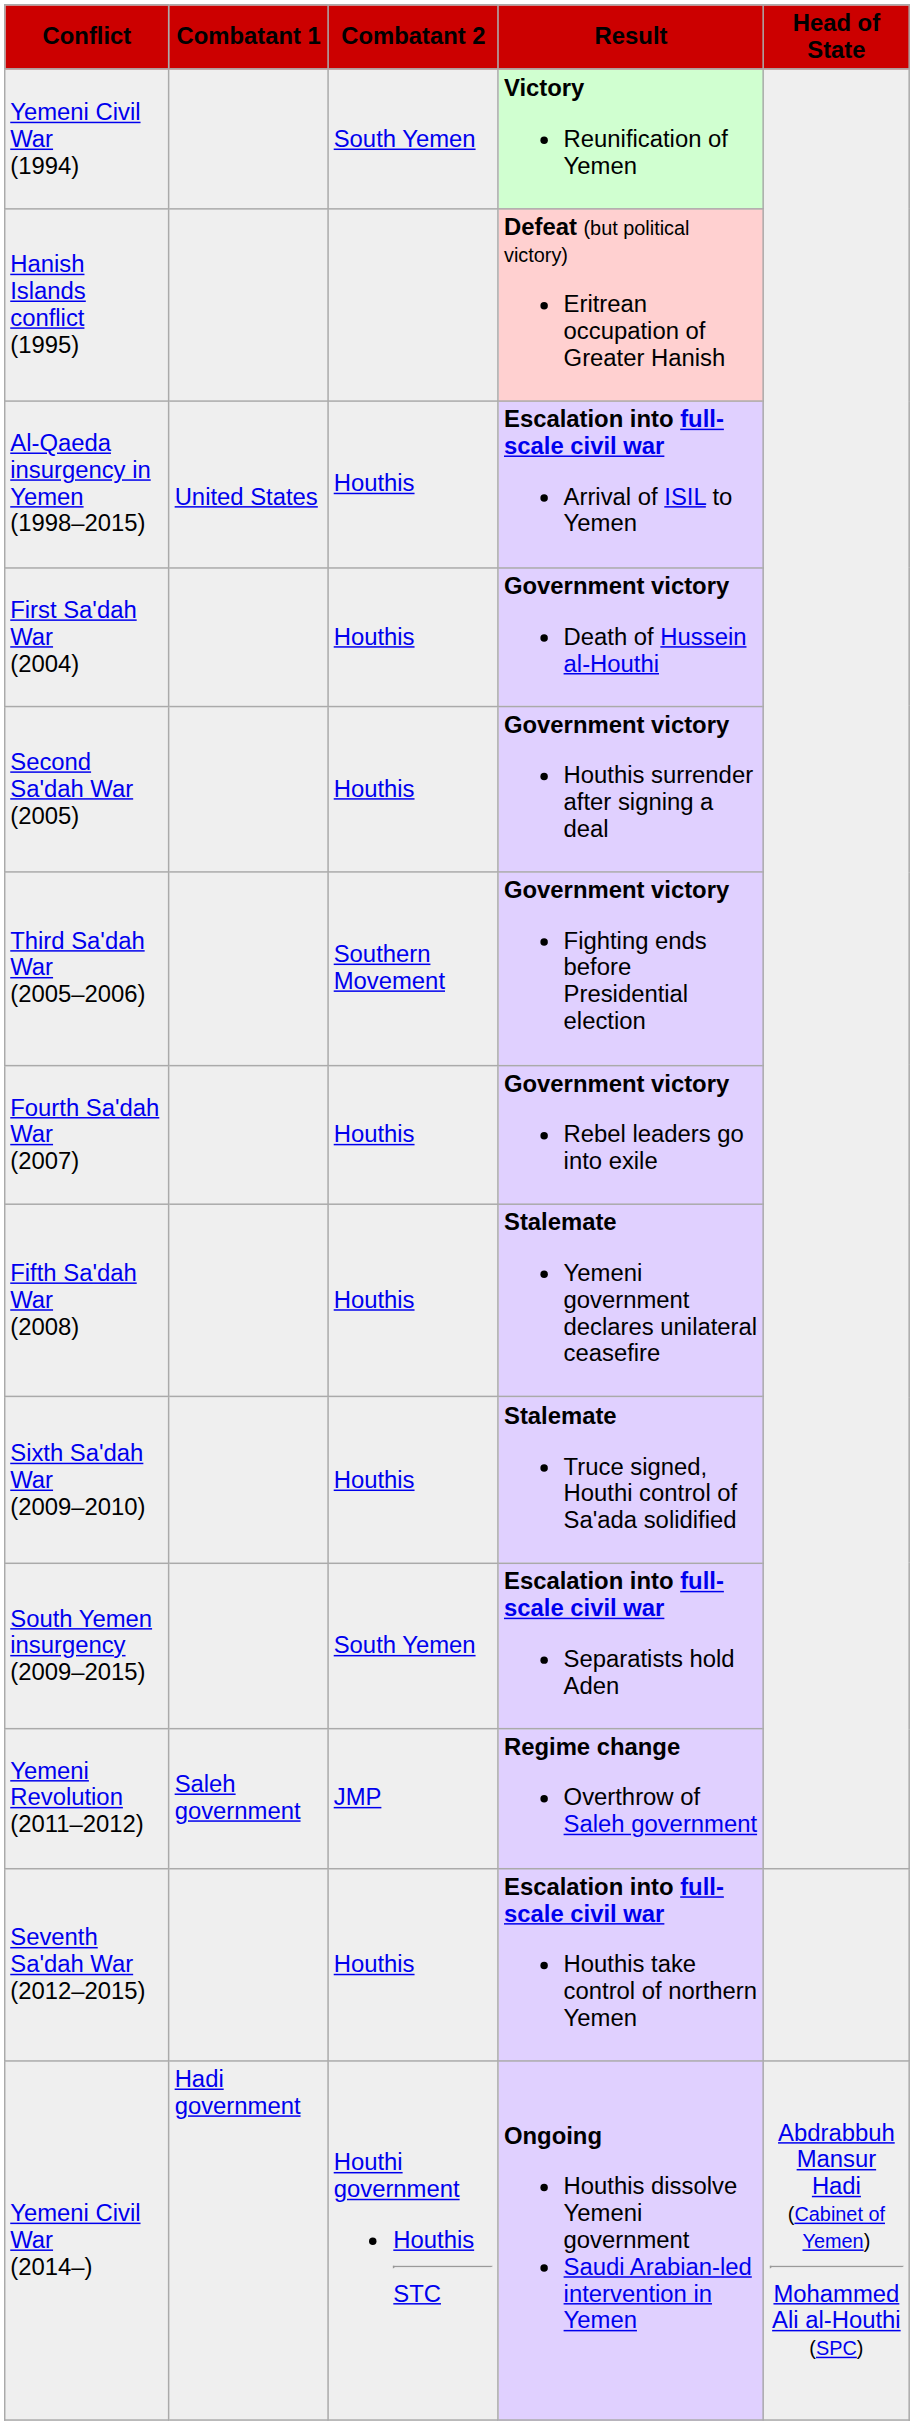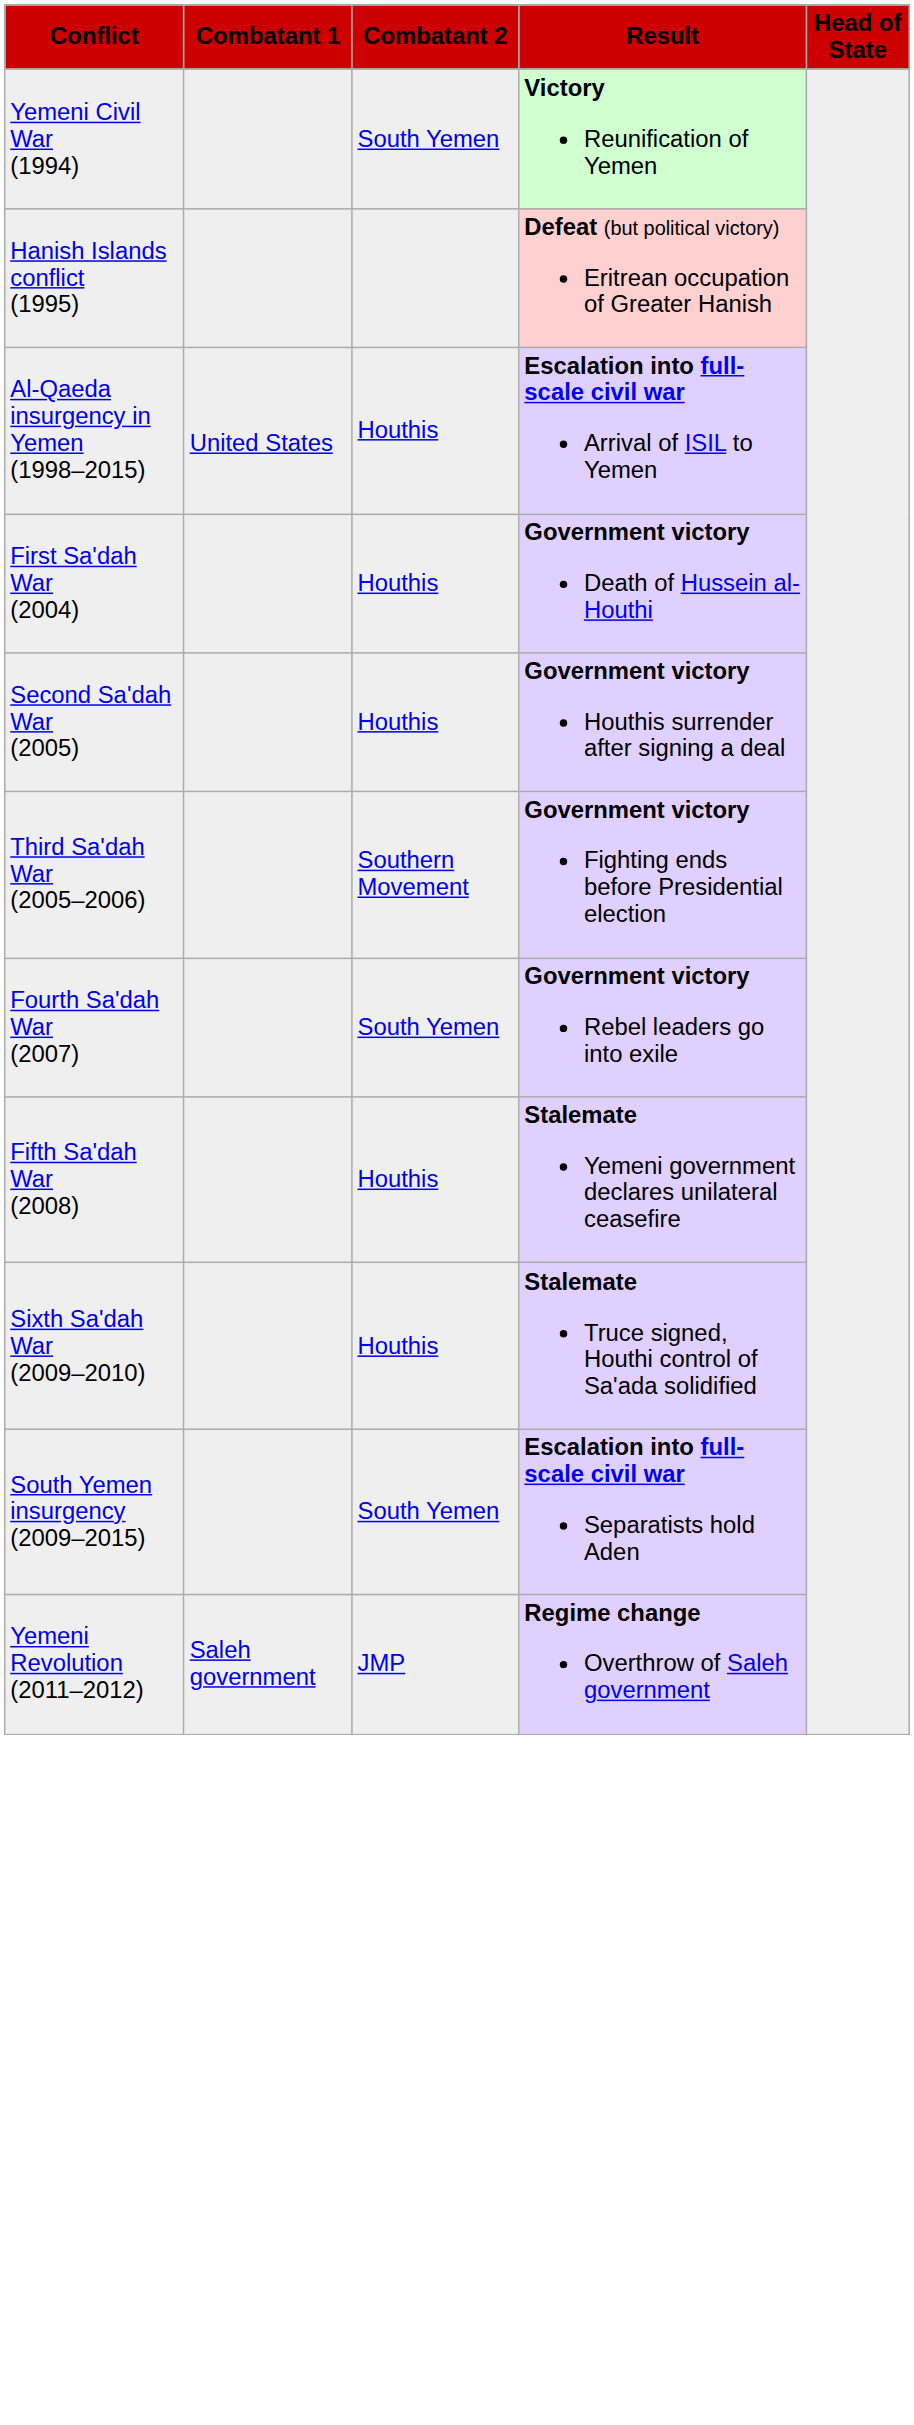(374, 1134) Houthis -> (428, 1027) South Yemen
- row: (78, 1964)
- row: (75, 2240)
